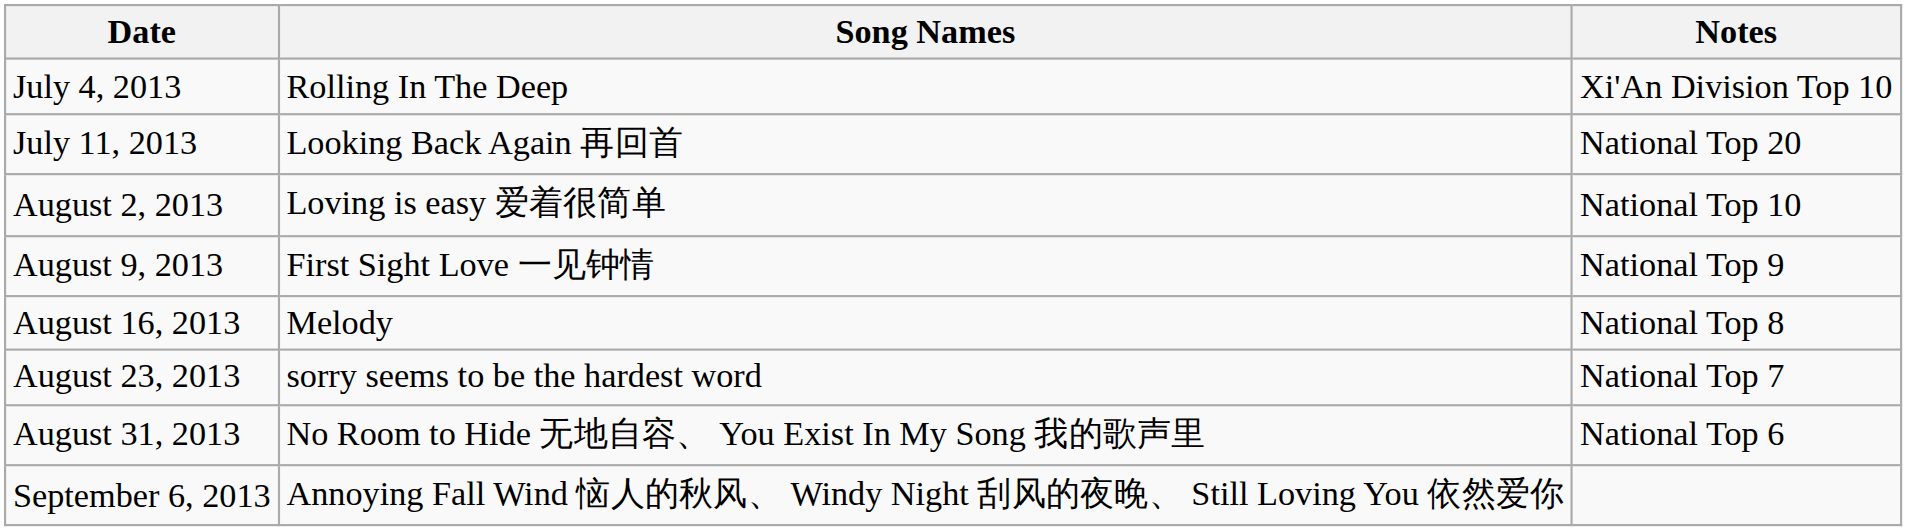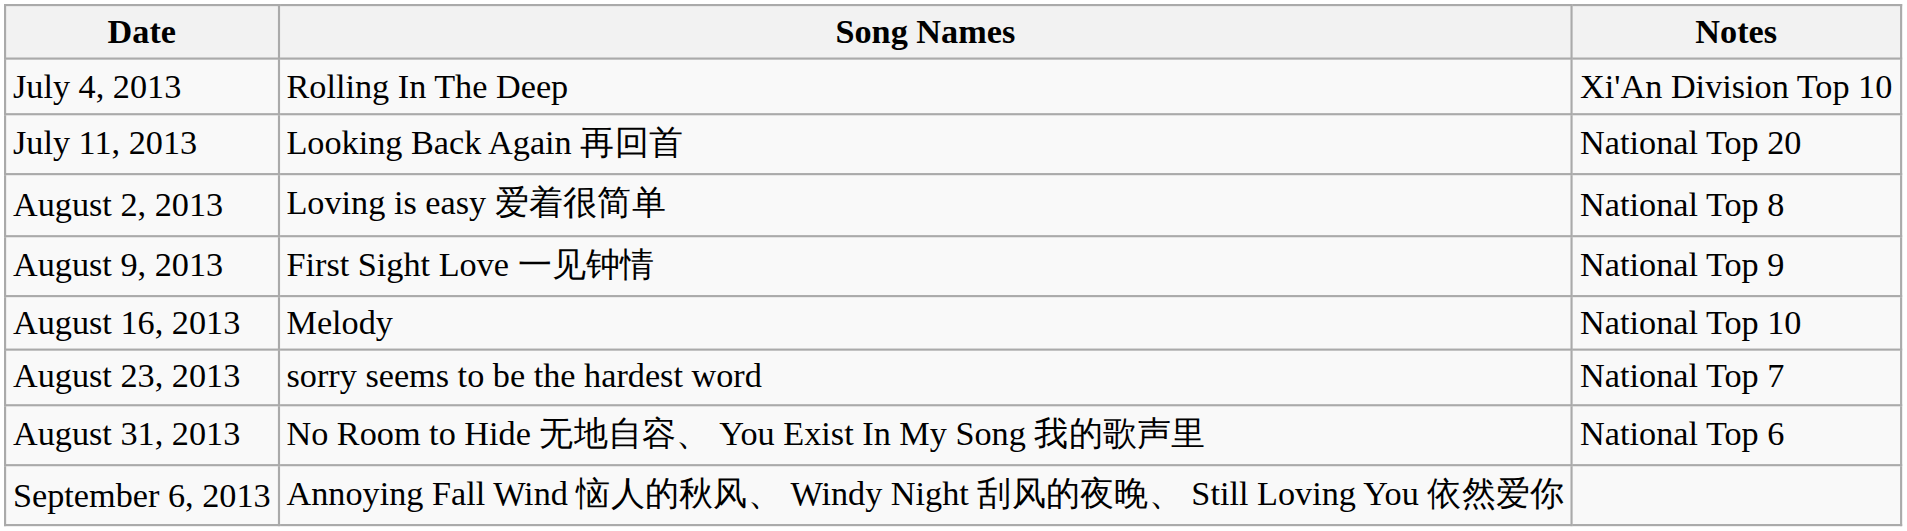(1691, 204) National Top 10 -> (1682, 204) National Top 8
(1682, 322) National Top 8 -> (1691, 322) National Top 10
